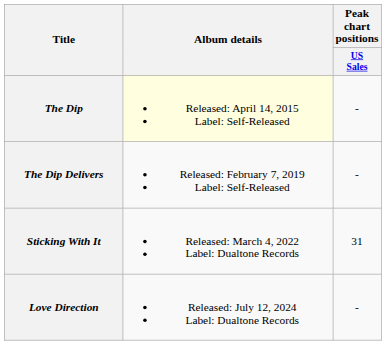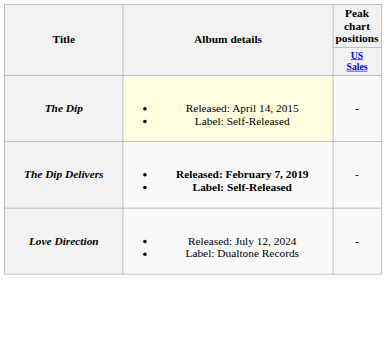(228, 181) normal -> (228, 181) bold
- row: (64, 241)
